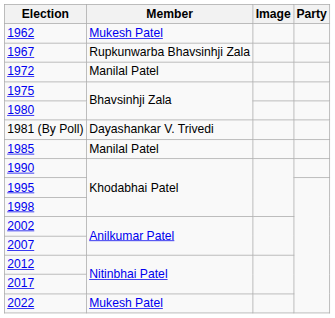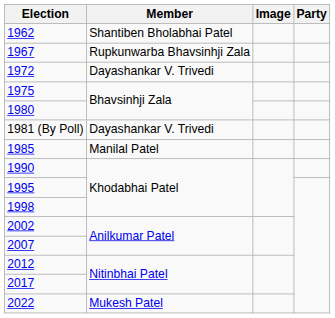(126, 33) Mukesh Patel -> (161, 33) Shantiben Bholabhai Patel
(124, 71) Manilal Patel -> (151, 71) Dayashankar V. Trivedi
